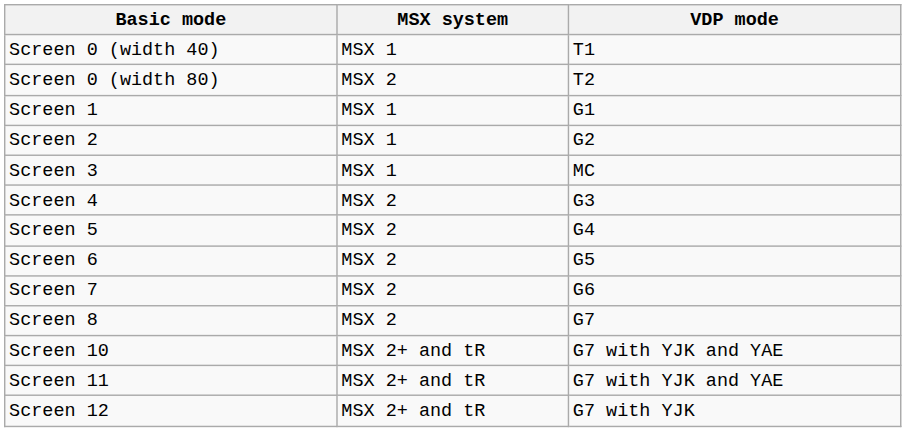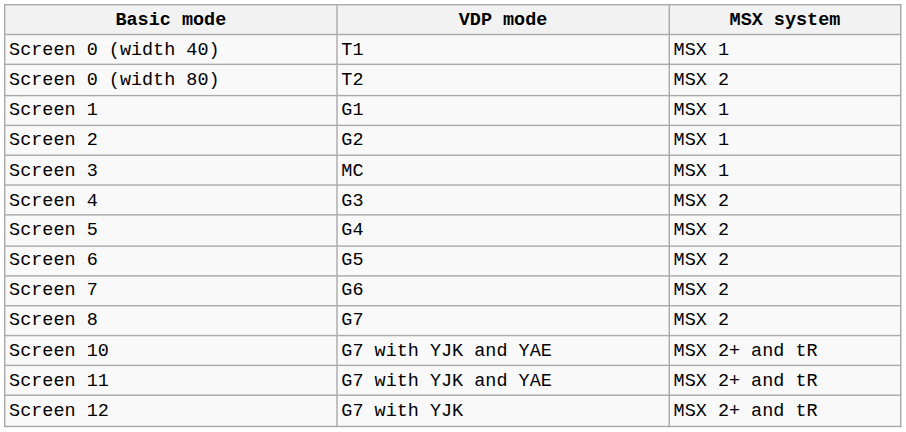columns swapped: (735, 20) <-> (453, 20)
